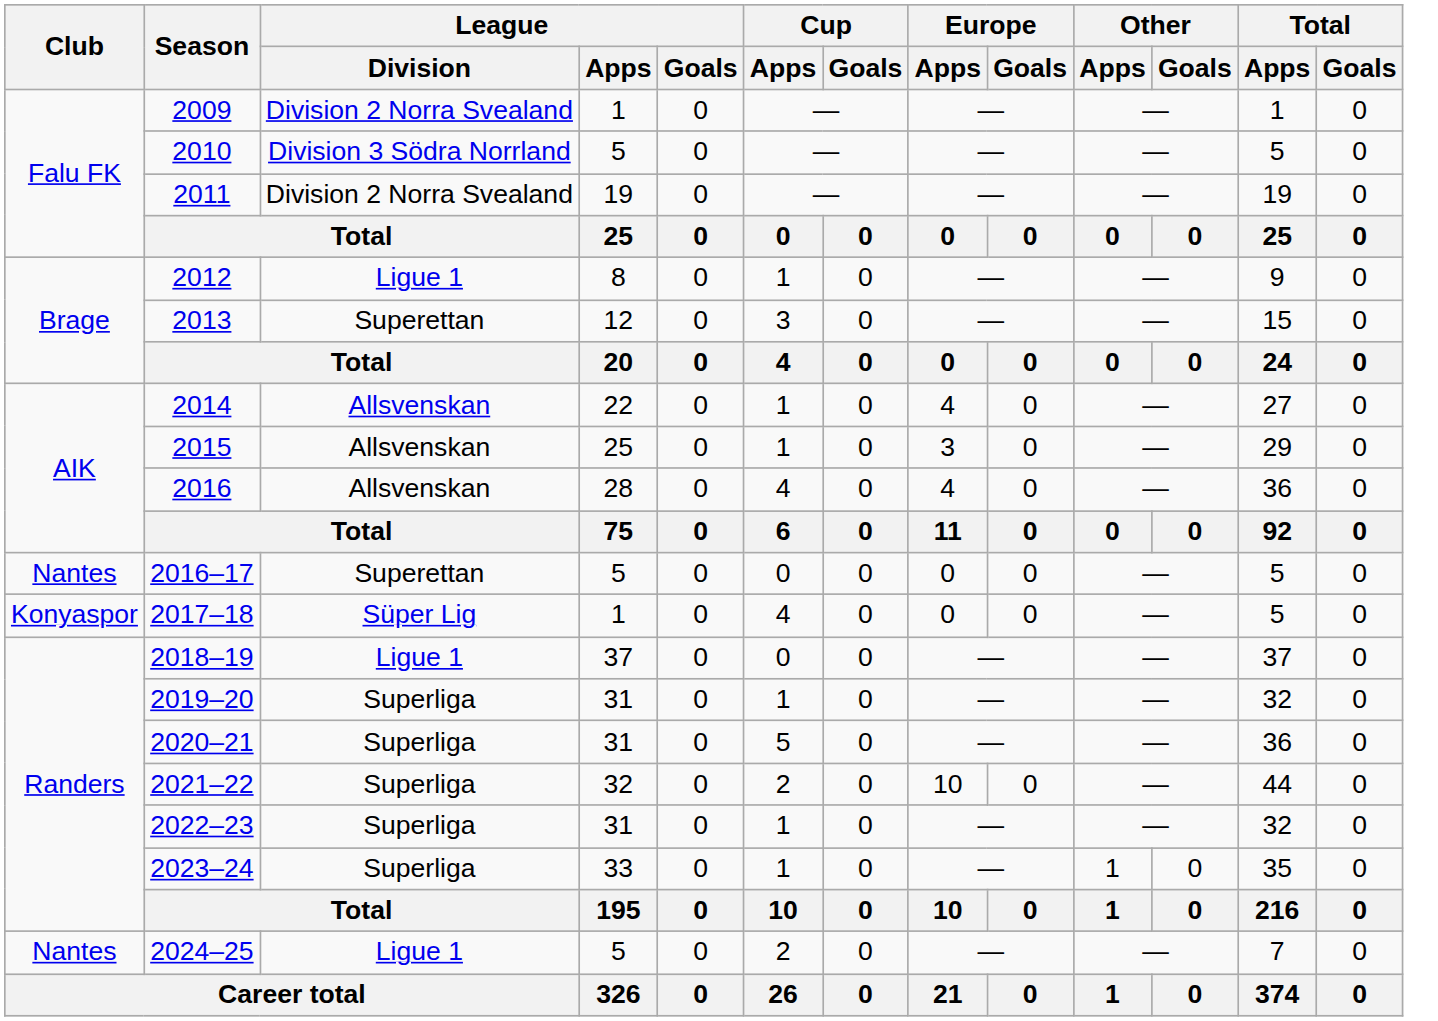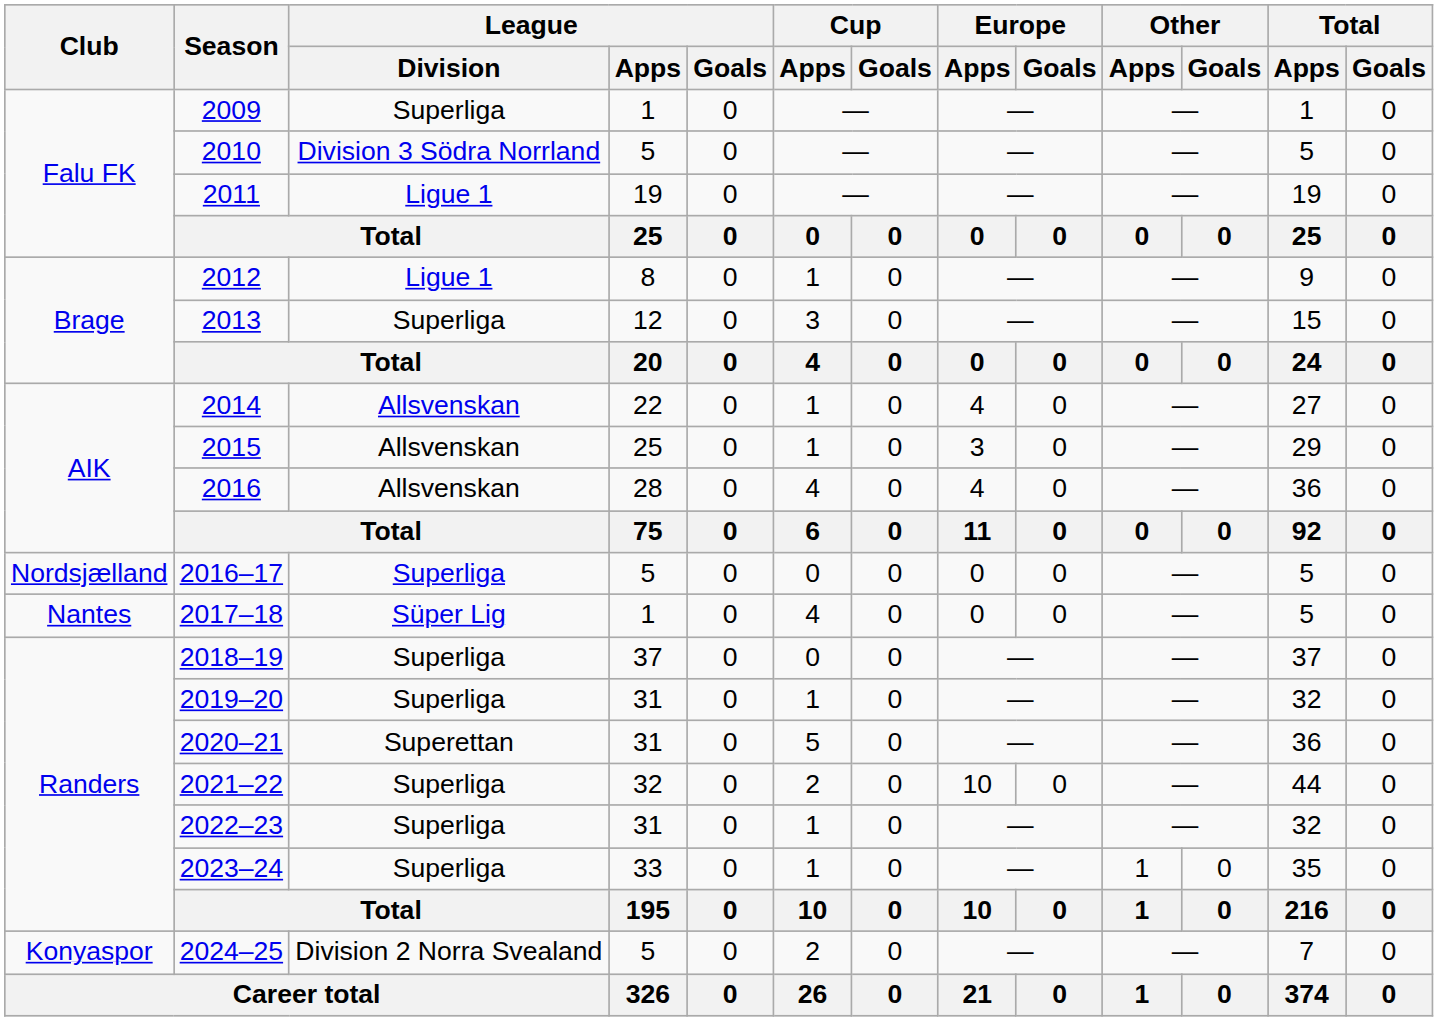(419, 109) Division 2 Norra Svealand -> (449, 109) Superliga
(419, 194) Division 2 Norra Svealand -> (449, 194) Ligue 1
(419, 320) Superettan -> (449, 320) Superliga
(74, 573) Nantes -> (89, 573) Nordsjælland
(419, 573) Superettan -> (449, 573) Superliga
(74, 615) Konyaspor -> (89, 615) Nantes
(419, 657) Ligue 1 -> (449, 657) Superliga
(419, 741) Superliga -> (449, 741) Superettan
(74, 952) Nantes -> (89, 952) Konyaspor
(419, 952) Ligue 1 -> (449, 952) Division 2 Norra Svealand
